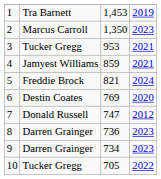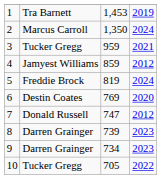(143, 30) 2023 -> (143, 30) 2024
(111, 47) 953 -> (111, 47) 959
(143, 64) 2021 -> (143, 64) 2012
(111, 81) 821 -> (111, 81) 819
(111, 132) 736 -> (111, 132) 739
